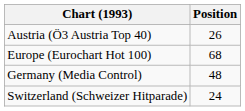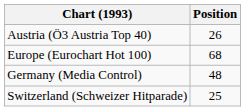(215, 95) 24 -> (215, 95) 25
